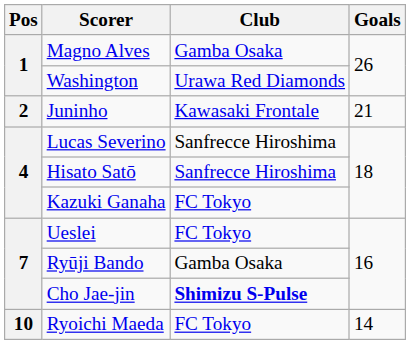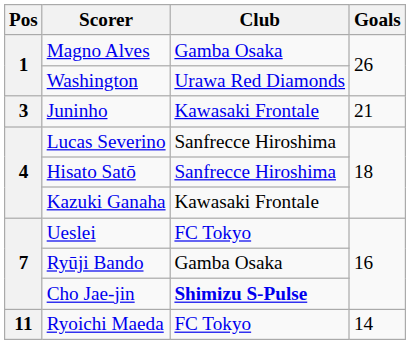(23, 111) 2 -> (23, 111) 3
(213, 202) FC Tokyo -> (247, 202) Kawasaki Frontale
(23, 324) 10 -> (23, 324) 11
